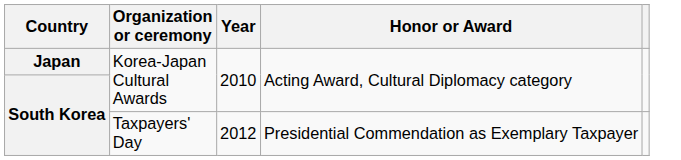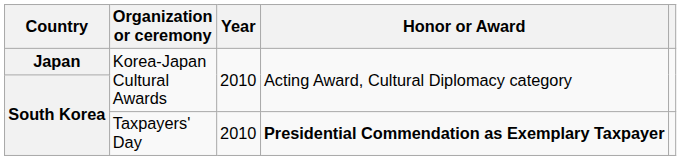(238, 133) 2012 -> (238, 133) 2010
(451, 133) normal -> (464, 133) bold
